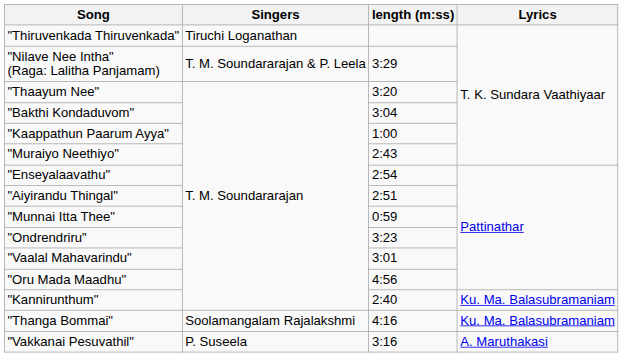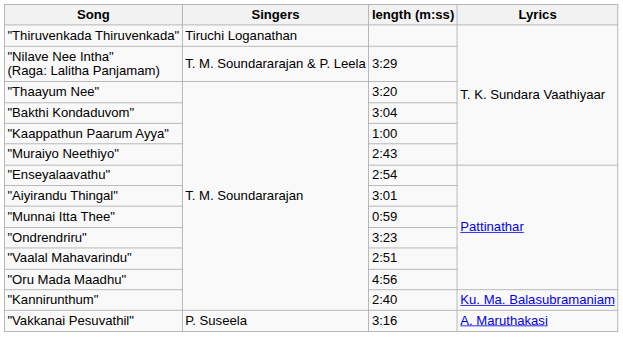(385, 196) 2:51 -> (385, 196) 3:01
(385, 258) 3:01 -> (385, 258) 2:51
- row: (60, 320)
